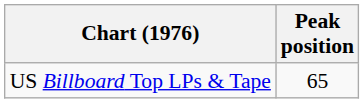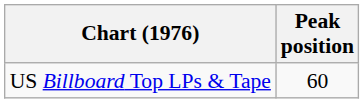(317, 80) 65 -> (317, 80) 60
